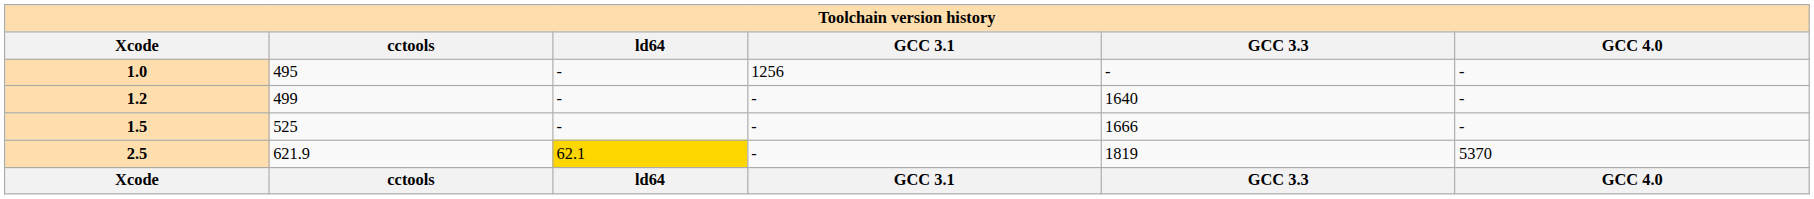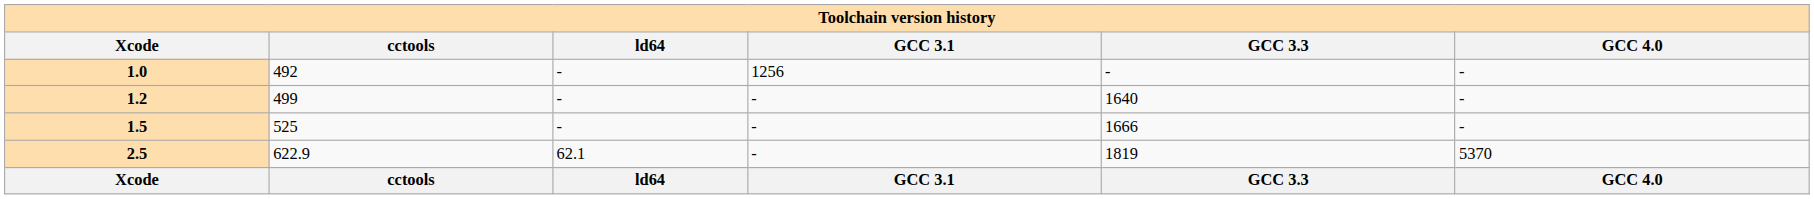(285, 72) 495 -> (285, 72) 492
(292, 153) 621.9 -> (292, 153) 622.9
(571, 153) gold background -> (571, 153) no background
